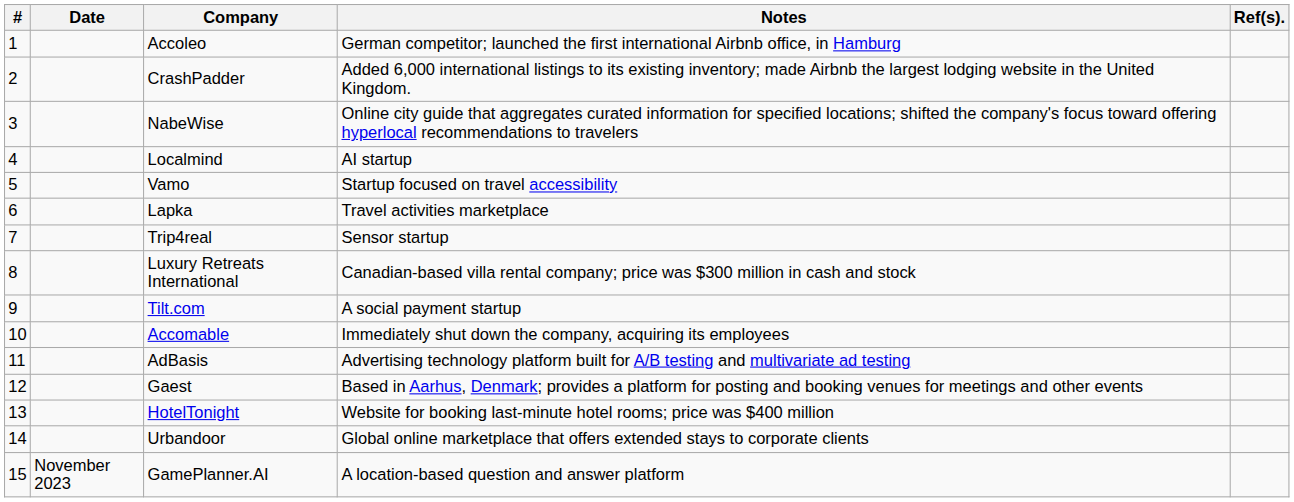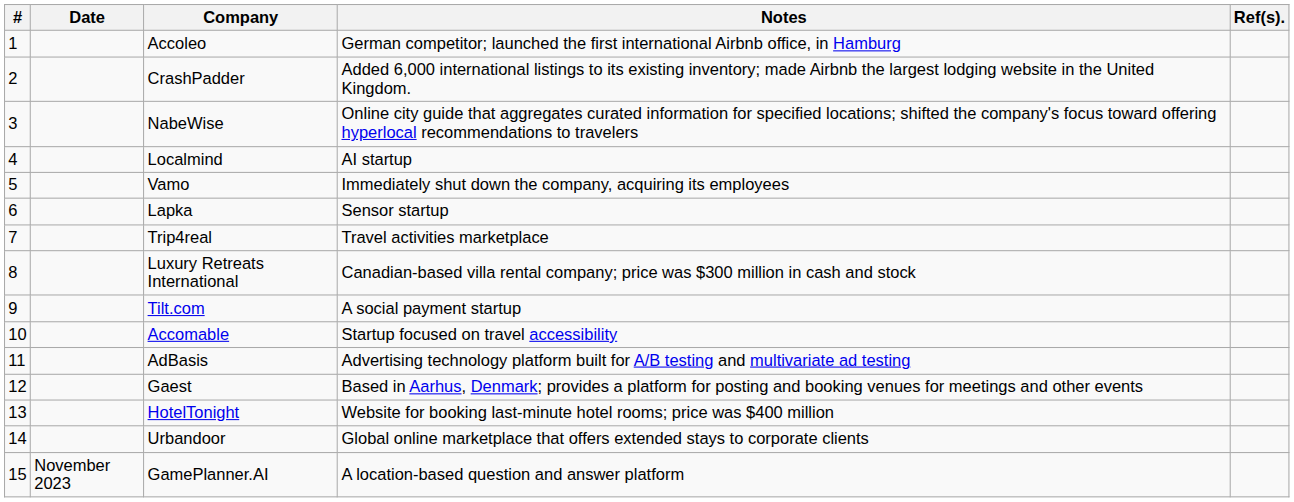(479, 185) Startup focused on travel accessibility -> (565, 185) Immediately shut down the company, acquiring its employees
(445, 211) Travel activities marketplace -> (395, 211) Sensor startup
(395, 237) Sensor startup -> (445, 237) Travel activities marketplace
(565, 334) Immediately shut down the company, acquiring its employees -> (479, 334) Startup focused on travel accessibility
